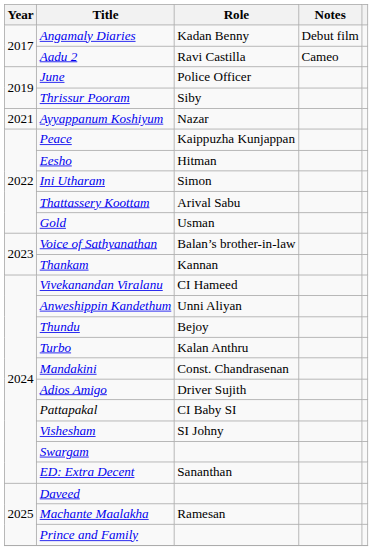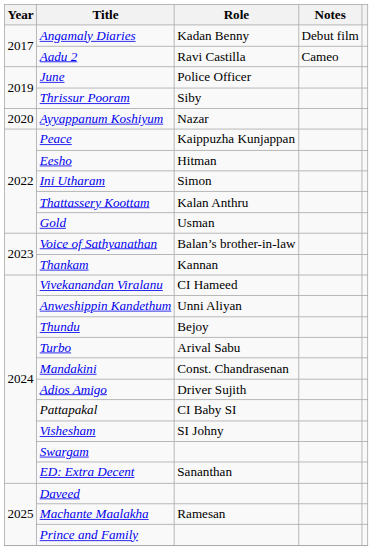(21, 118) 2021 -> (21, 118) 2020
(209, 202) Arival Sabu -> (213, 202) Kalan Anthru
(213, 347) Kalan Anthru -> (209, 347) Arival Sabu
